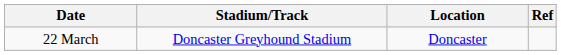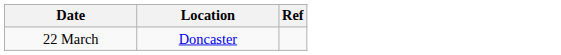- column: (262, 15)
